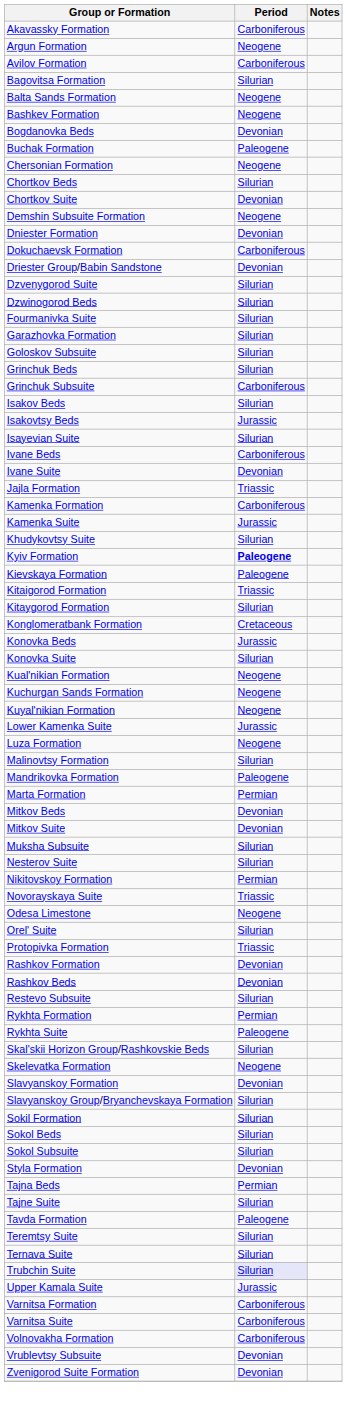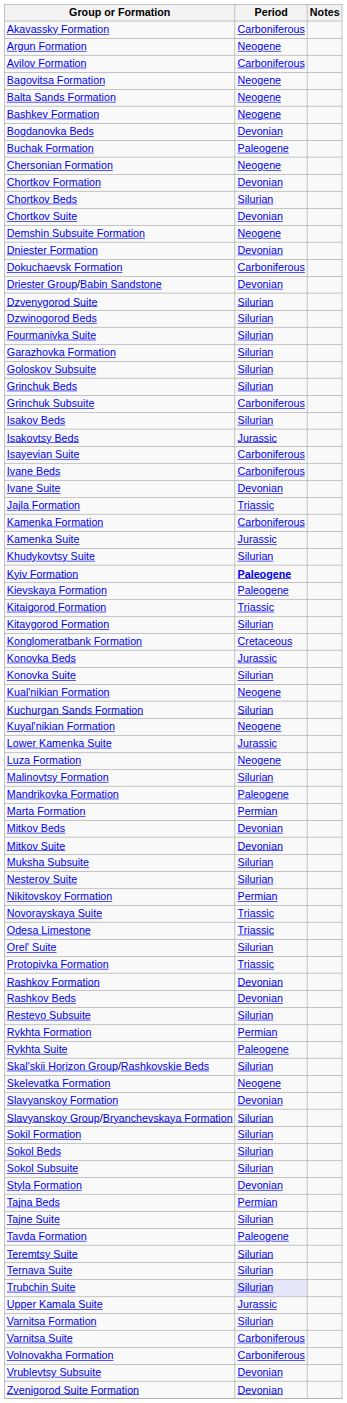(255, 81) Silurian -> (259, 81) Neogene
+ row: (54, 183)
(255, 438) Silurian -> (271, 455) Carboniferous
(259, 693) Neogene -> (255, 710) Silurian
(259, 914) Neogene -> (256, 931) Triassic
(271, 1305) Carboniferous -> (255, 1322) Silurian
